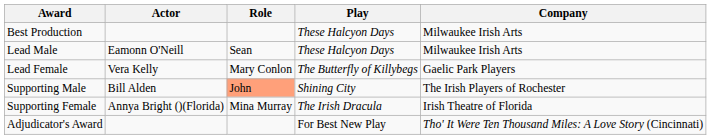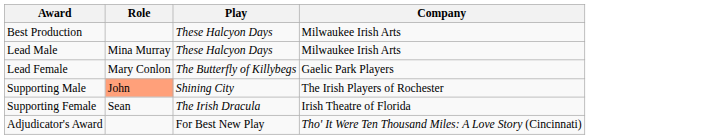- column: (166, 13)
(241, 50) Sean -> (139, 50) Mina Murray
(261, 106) Mina Murray -> (119, 106) Sean
